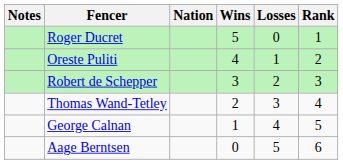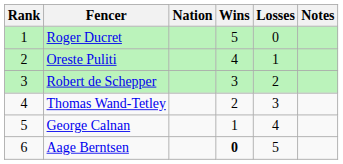columns swapped: (318, 15) <-> (24, 15)
(235, 147) normal -> (234, 147) bold
